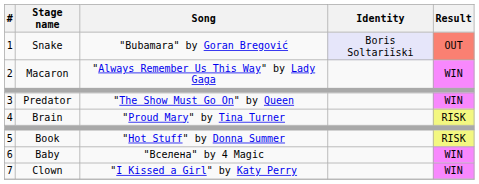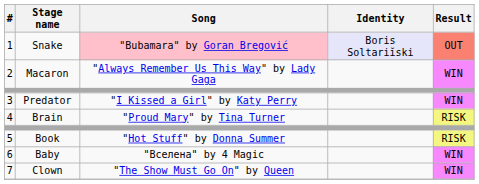(204, 46) no background -> (204, 46) pink background
(204, 101) "The Show Must Go On" by Queen -> (204, 101) "I Kissed a Girl" by Katy Perry
(204, 171) "I Kissed a Girl" by Katy Perry -> (204, 171) "The Show Must Go On" by Queen
